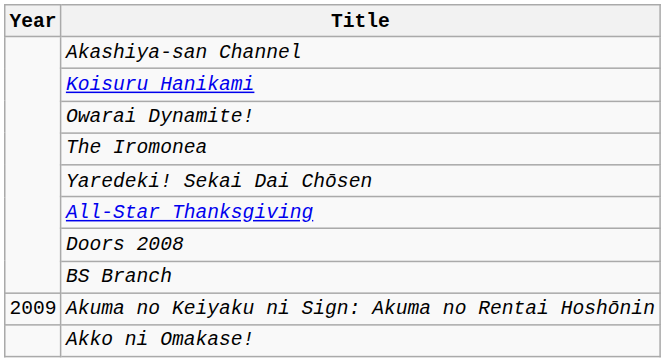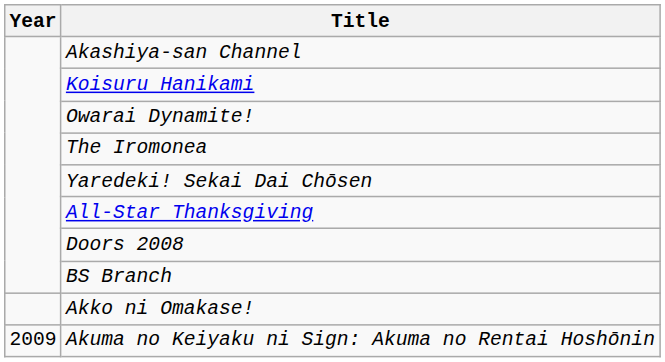rows swapped: (360, 309) <-> (160, 341)
